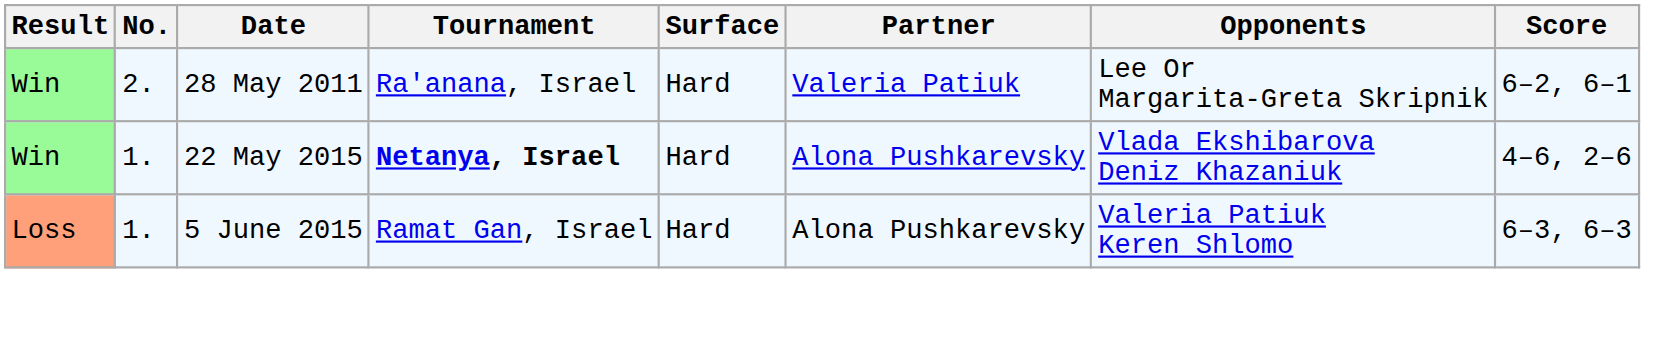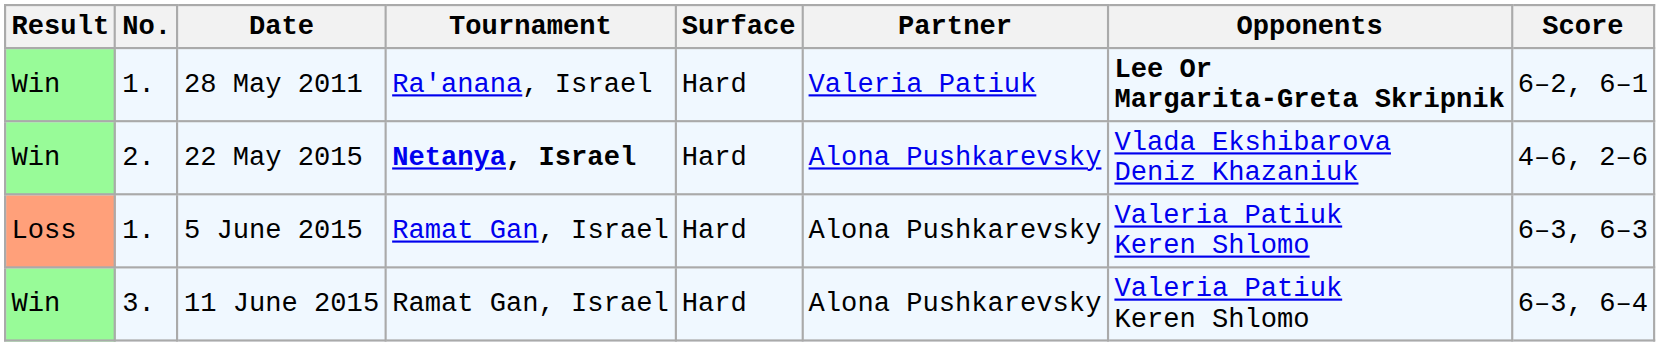(138, 84) 2. -> (138, 84) 1.
(1293, 84) normal -> (1310, 84) bold
(138, 158) 1. -> (138, 158) 2.
+ row: (282, 304)
